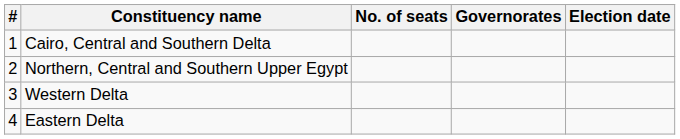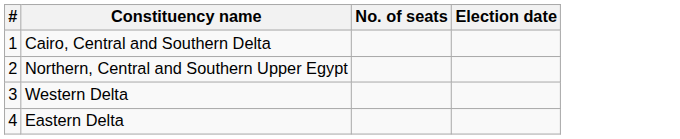- column: (508, 17)
